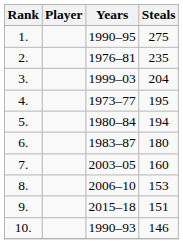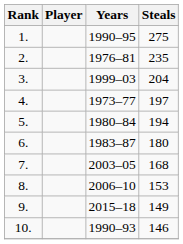(159, 100) 195 -> (159, 100) 197
(159, 164) 160 -> (159, 164) 168
(159, 206) 151 -> (159, 206) 149
